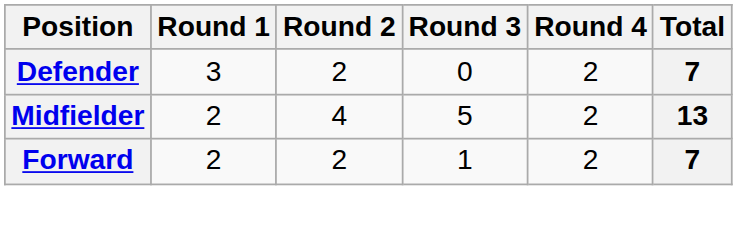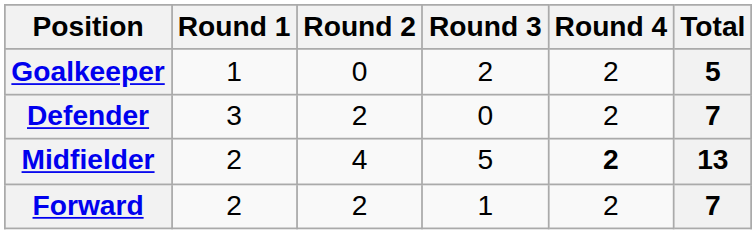+ row: (88, 71)
(591, 116) normal -> (611, 160) bold
